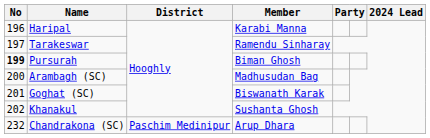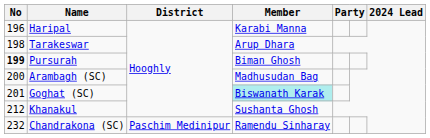(16, 45) 197 -> (16, 45) 198
(283, 45) Ramendu Sinharay -> (265, 45) Arup Dhara
(280, 93) no background -> (280, 93) paleturquoise background
(16, 109) 202 -> (16, 109) 212
(265, 125) Arup Dhara -> (283, 125) Ramendu Sinharay
